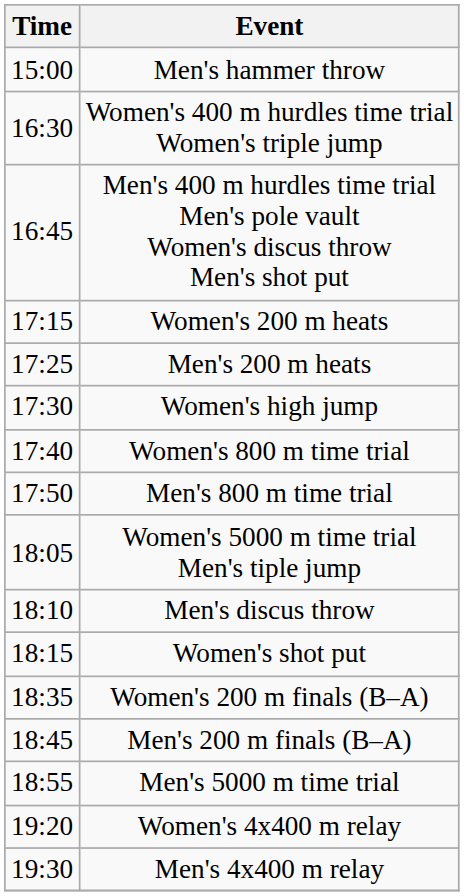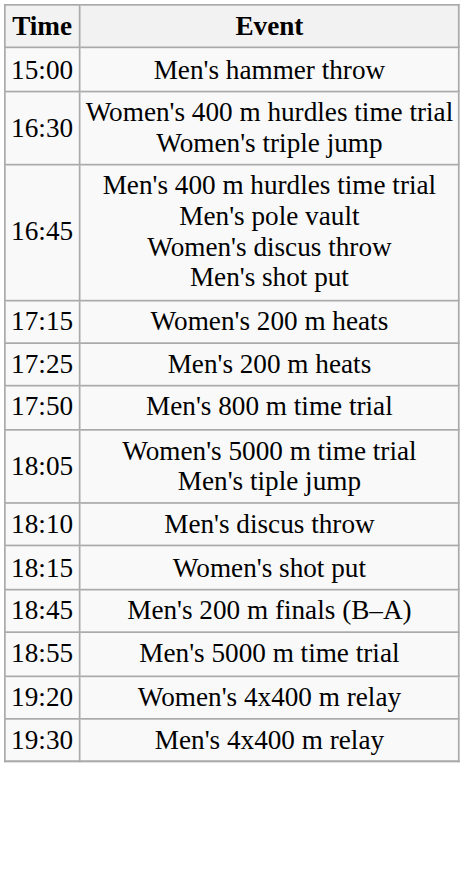- row: (269, 407)
- row: (269, 450)
- row: (269, 696)
